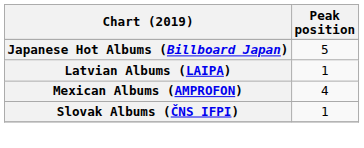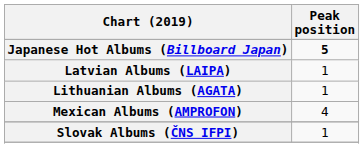(325, 50) normal -> (325, 50) bold
+ row: (148, 91)
